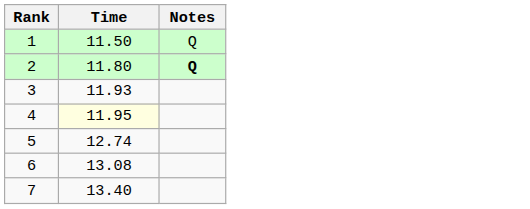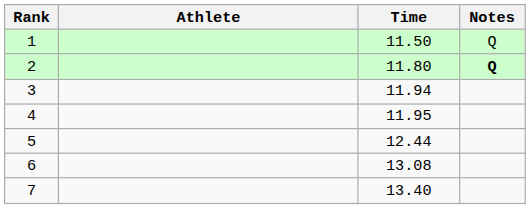+ column: (208, 17)
(109, 91) 11.93 -> (409, 91) 11.94
(109, 116) lightyellow background -> (409, 116) no background
(109, 141) 12.74 -> (409, 141) 12.44
